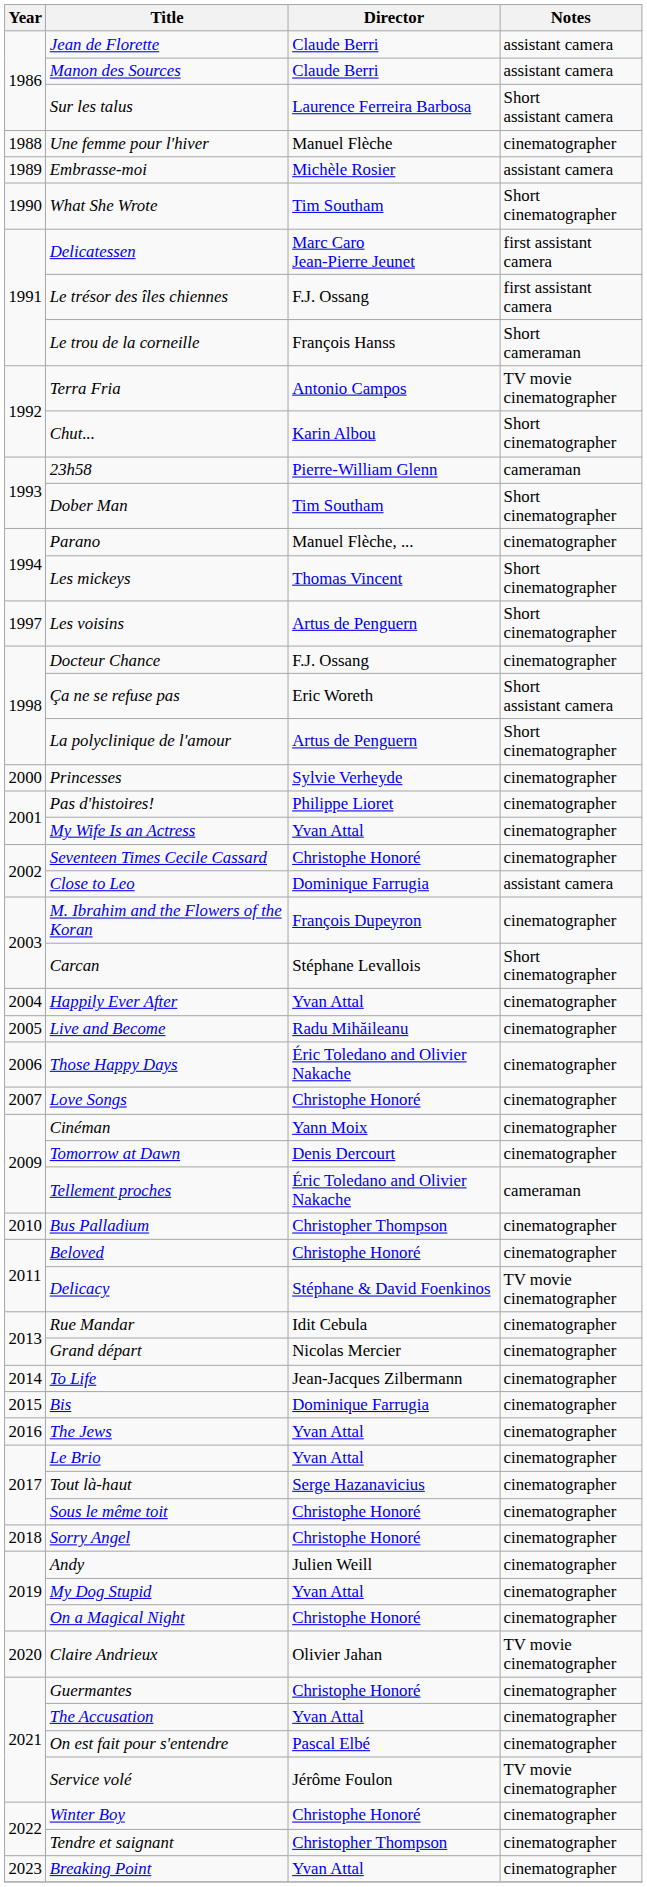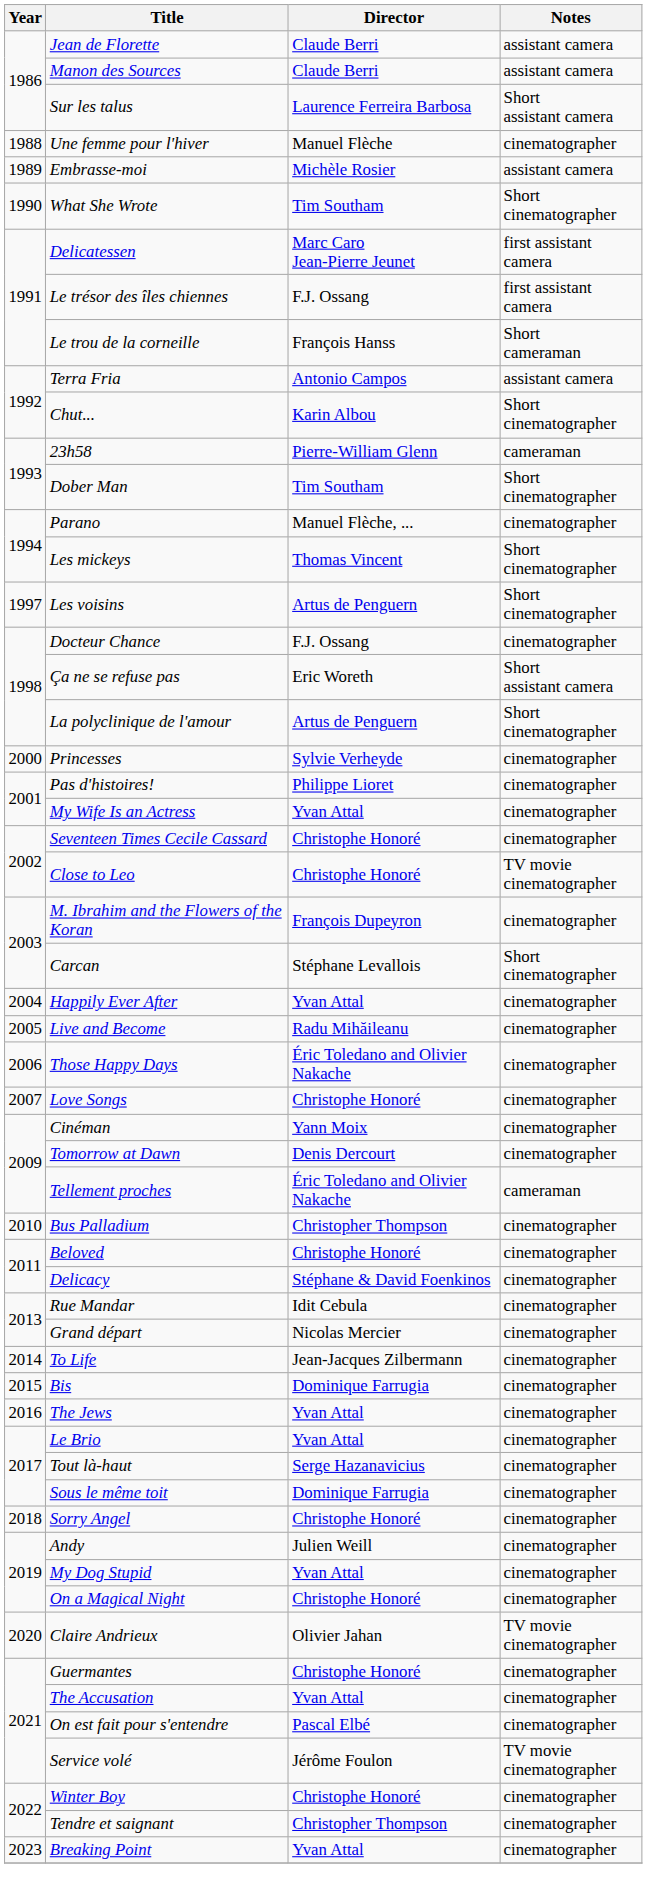(560, 388) TV movie cinematographer -> (558, 378) assistant camera
(361, 884) Dominique Farrugia -> (356, 874) Christophe Honoré
(558, 884) assistant camera -> (560, 874) TV movie cinematographer
(560, 1288) TV movie cinematographer -> (560, 1279) cinematographer
(356, 1511) Christophe Honoré -> (361, 1492) Dominique Farrugia
